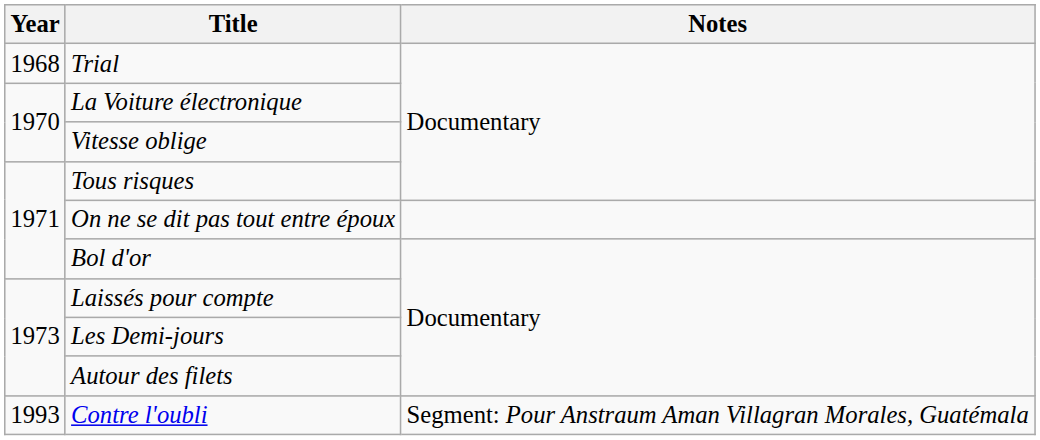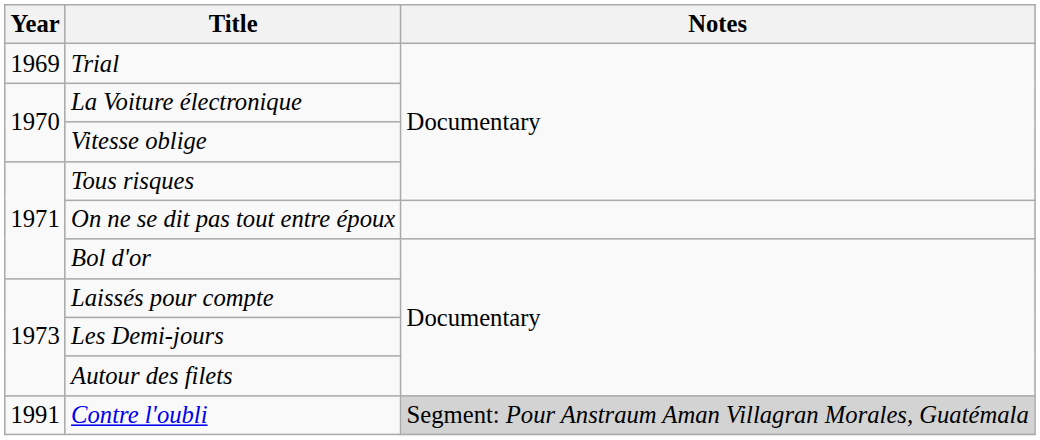(35, 63) 1968 -> (35, 63) 1969
(35, 414) 1993 -> (35, 414) 1991
(718, 414) no background -> (718, 414) lightgrey background
